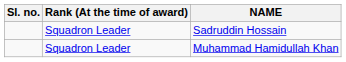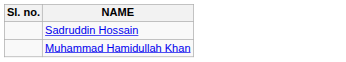- column: (117, 13)
